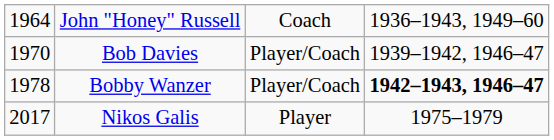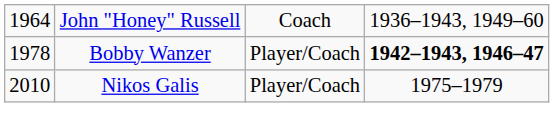- row: (150, 53)
(30, 118) 2017 -> (30, 85) 2010
(305, 118) Player -> (305, 85) Player/Coach
